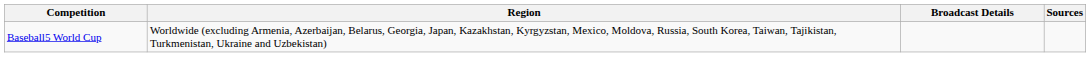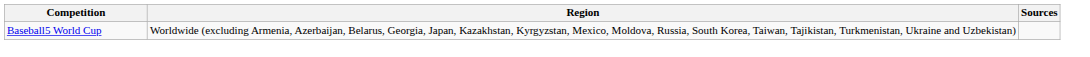- column: (972, 13)
